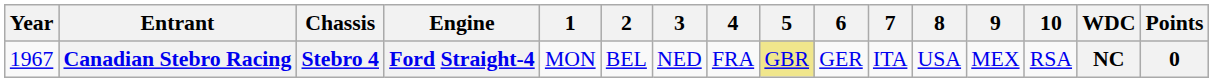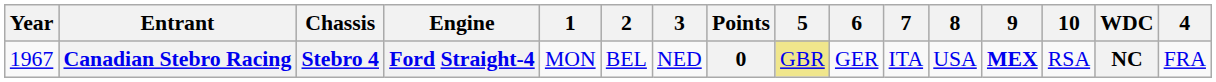columns swapped: (733, 22) <-> (1175, 22)
(995, 58) normal -> (1012, 58) bold
